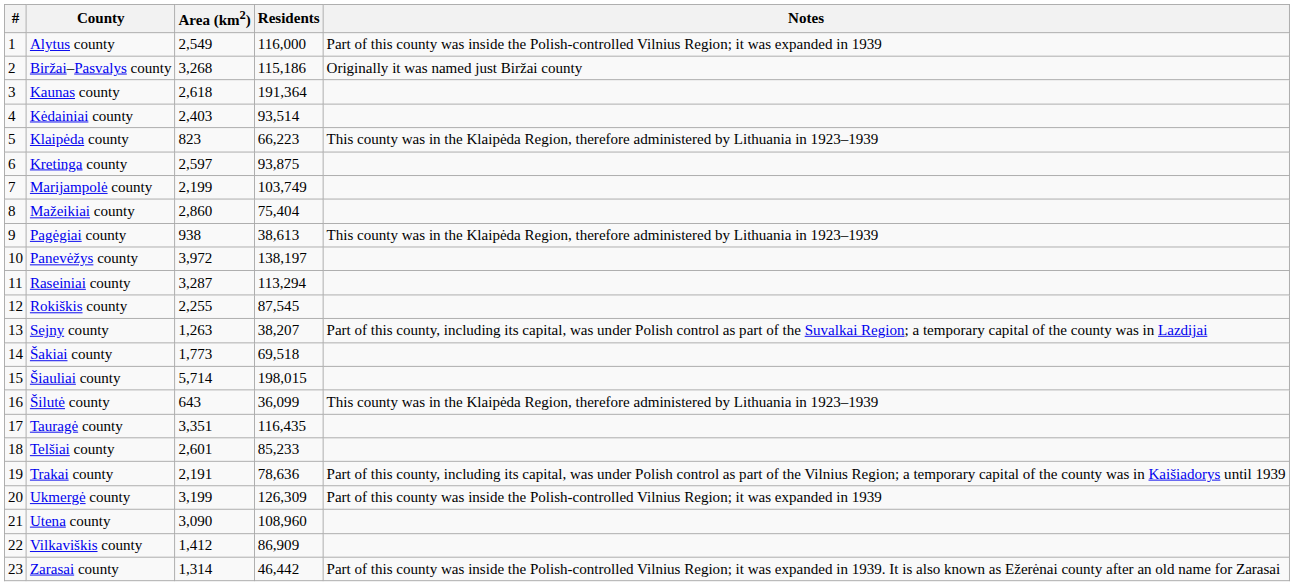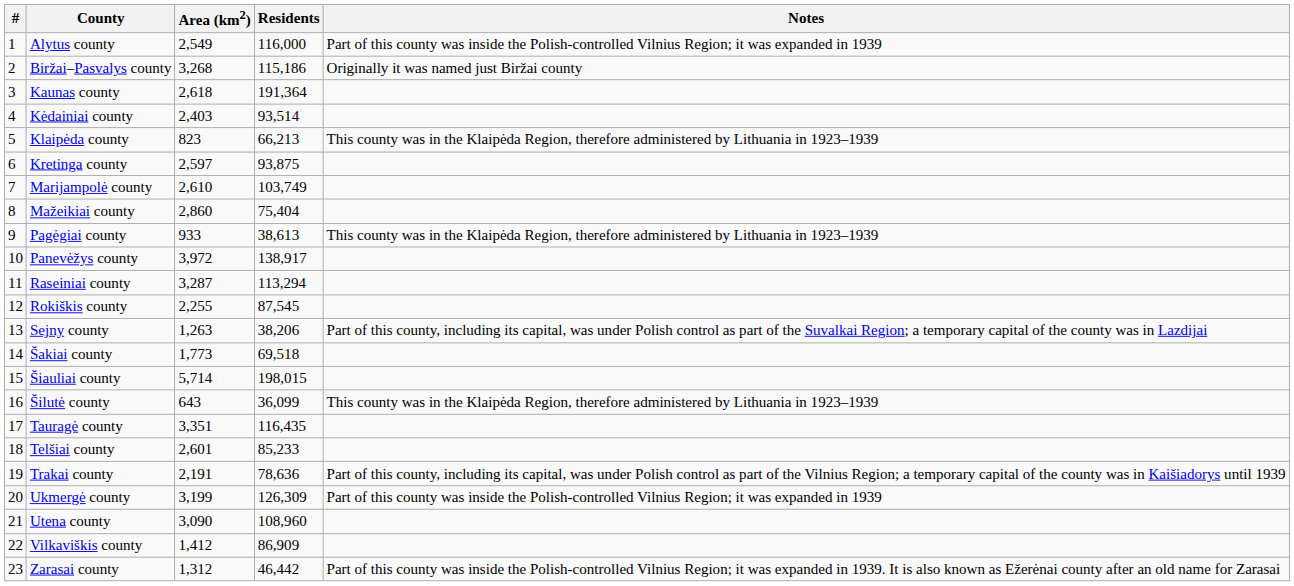(278, 139) 66,223 -> (278, 139) 66,213
(195, 187) 2,199 -> (195, 187) 2,610
(190, 235) 938 -> (190, 235) 933
(282, 259) 138,197 -> (282, 259) 138,917
(278, 330) 38,207 -> (278, 330) 38,206
(195, 569) 1,314 -> (195, 569) 1,312
